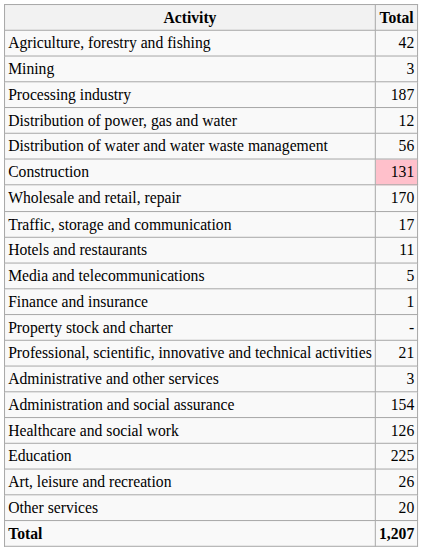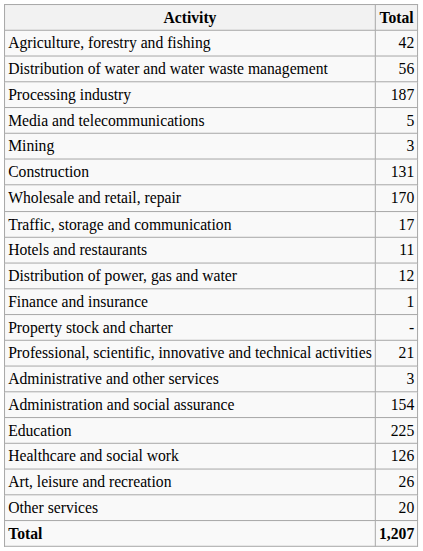rows swapped: (31, 69) <-> (168, 146)
rows swapped: (123, 120) <-> (106, 275)
(402, 172) pink background -> (402, 172) no background
rows swapped: (40, 456) <-> (94, 430)
